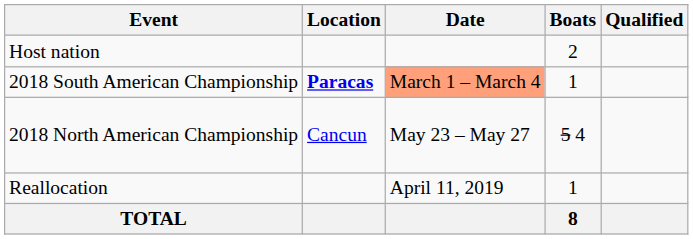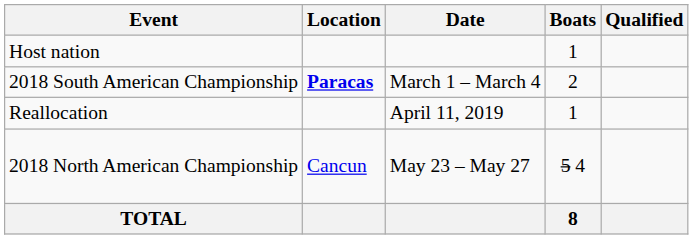(573, 50) 2 -> (573, 50) 1
(465, 81) lightsalmon background -> (465, 81) no background
(573, 81) 1 -> (573, 81) 2
rows swapped: (154, 134) <-> (58, 187)
